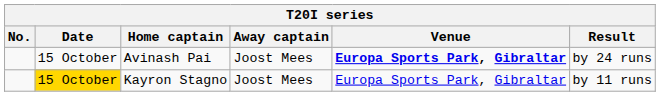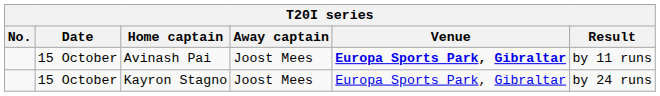(612, 59) by 24 runs -> (612, 59) by 11 runs
(78, 80) gold background -> (78, 80) no background
(612, 80) by 11 runs -> (612, 80) by 24 runs
